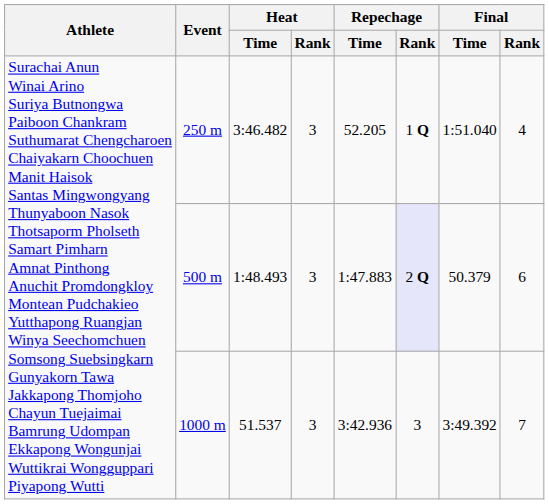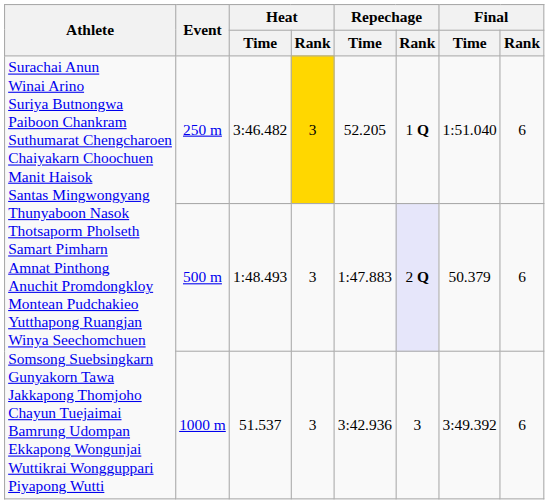(313, 129) no background -> (313, 129) gold background
(522, 129) 4 -> (522, 129) 6
(522, 425) 7 -> (522, 425) 6
